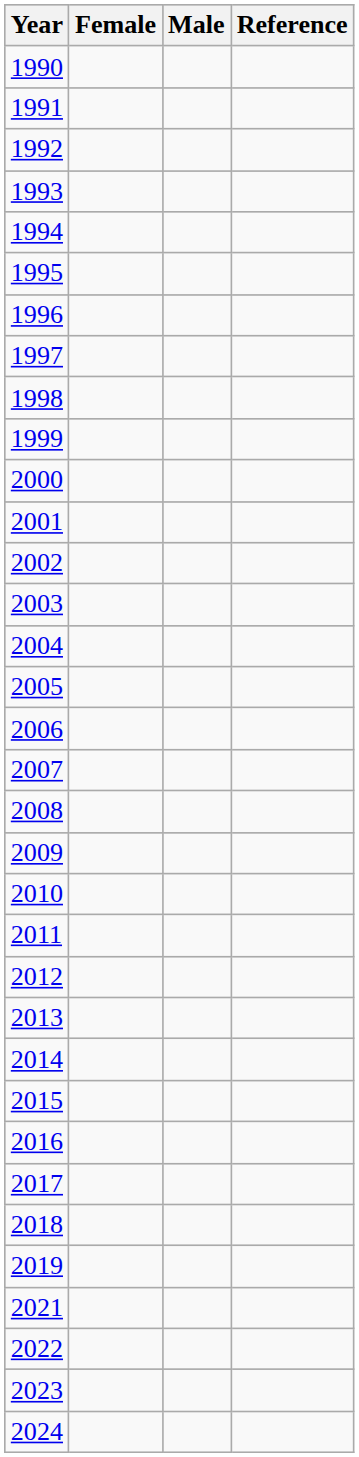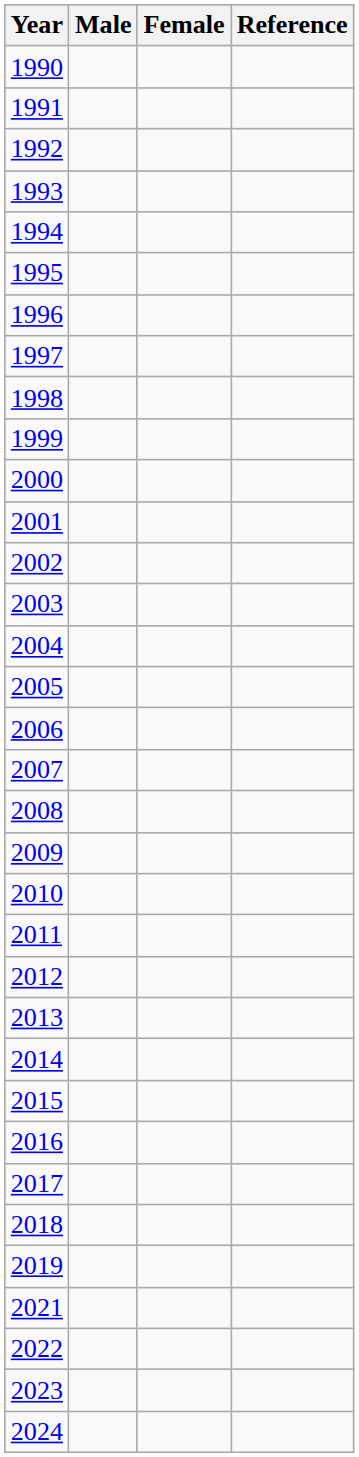columns swapped: (196, 25) <-> (116, 25)
